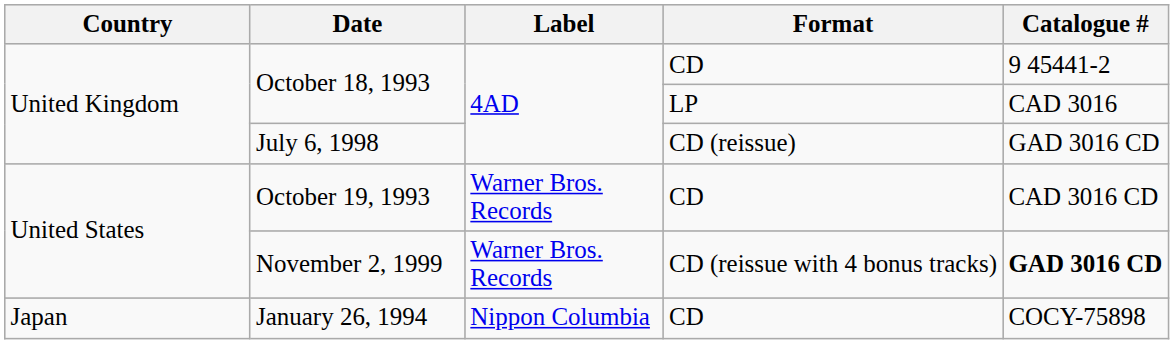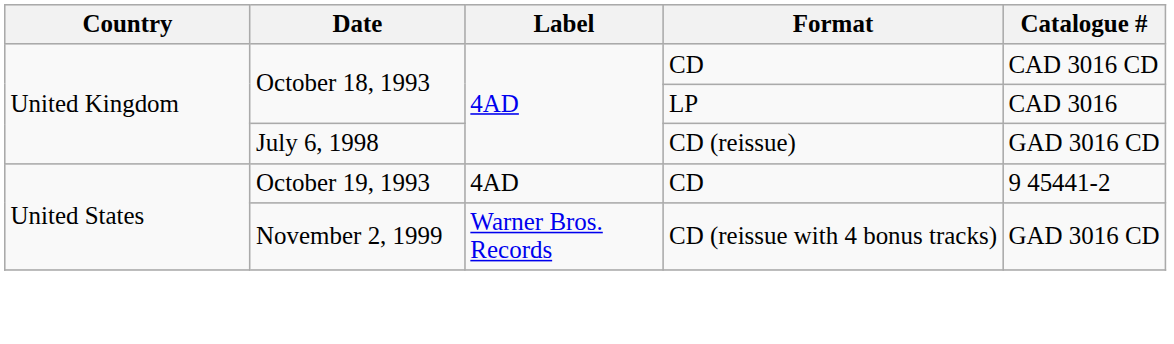(1059, 63) 9 45441-2 -> (1083, 63) CAD 3016 CD
(537, 196) Warner Bros. Records -> (495, 182) 4AD
(1083, 196) CAD 3016 CD -> (1059, 182) 9 45441-2
(1085, 264) bold -> (1084, 236) normal
- row: (342, 317)
